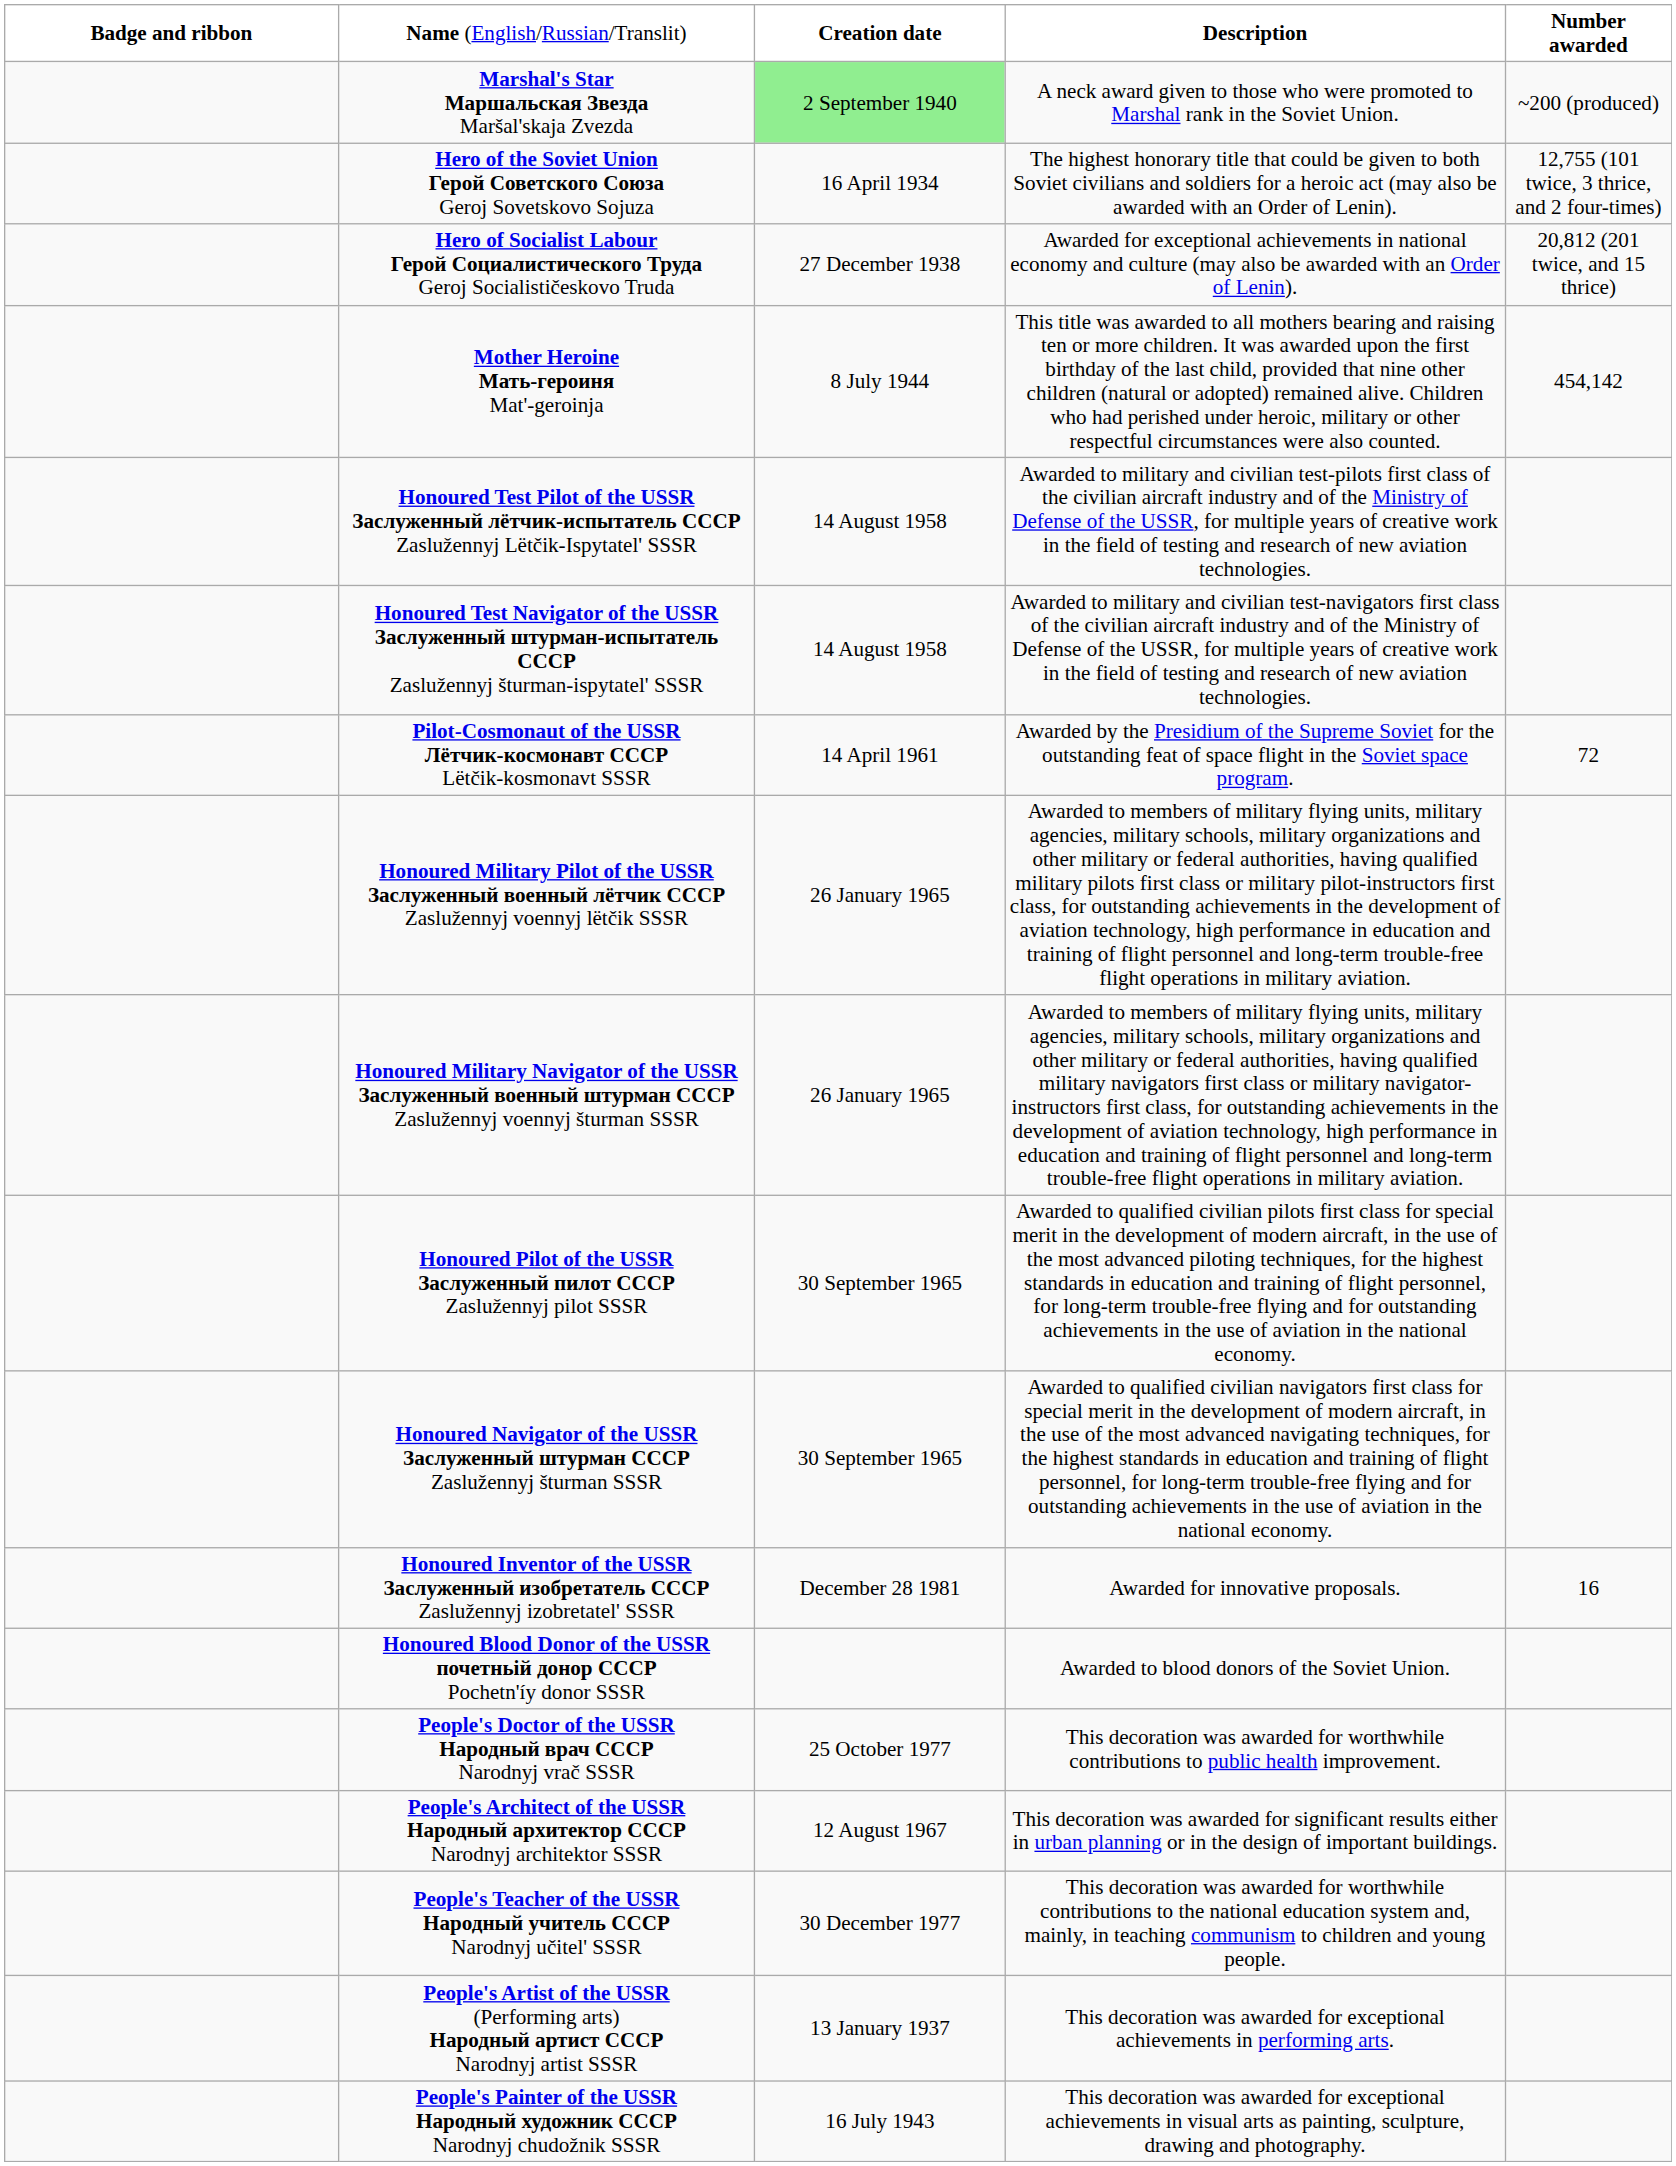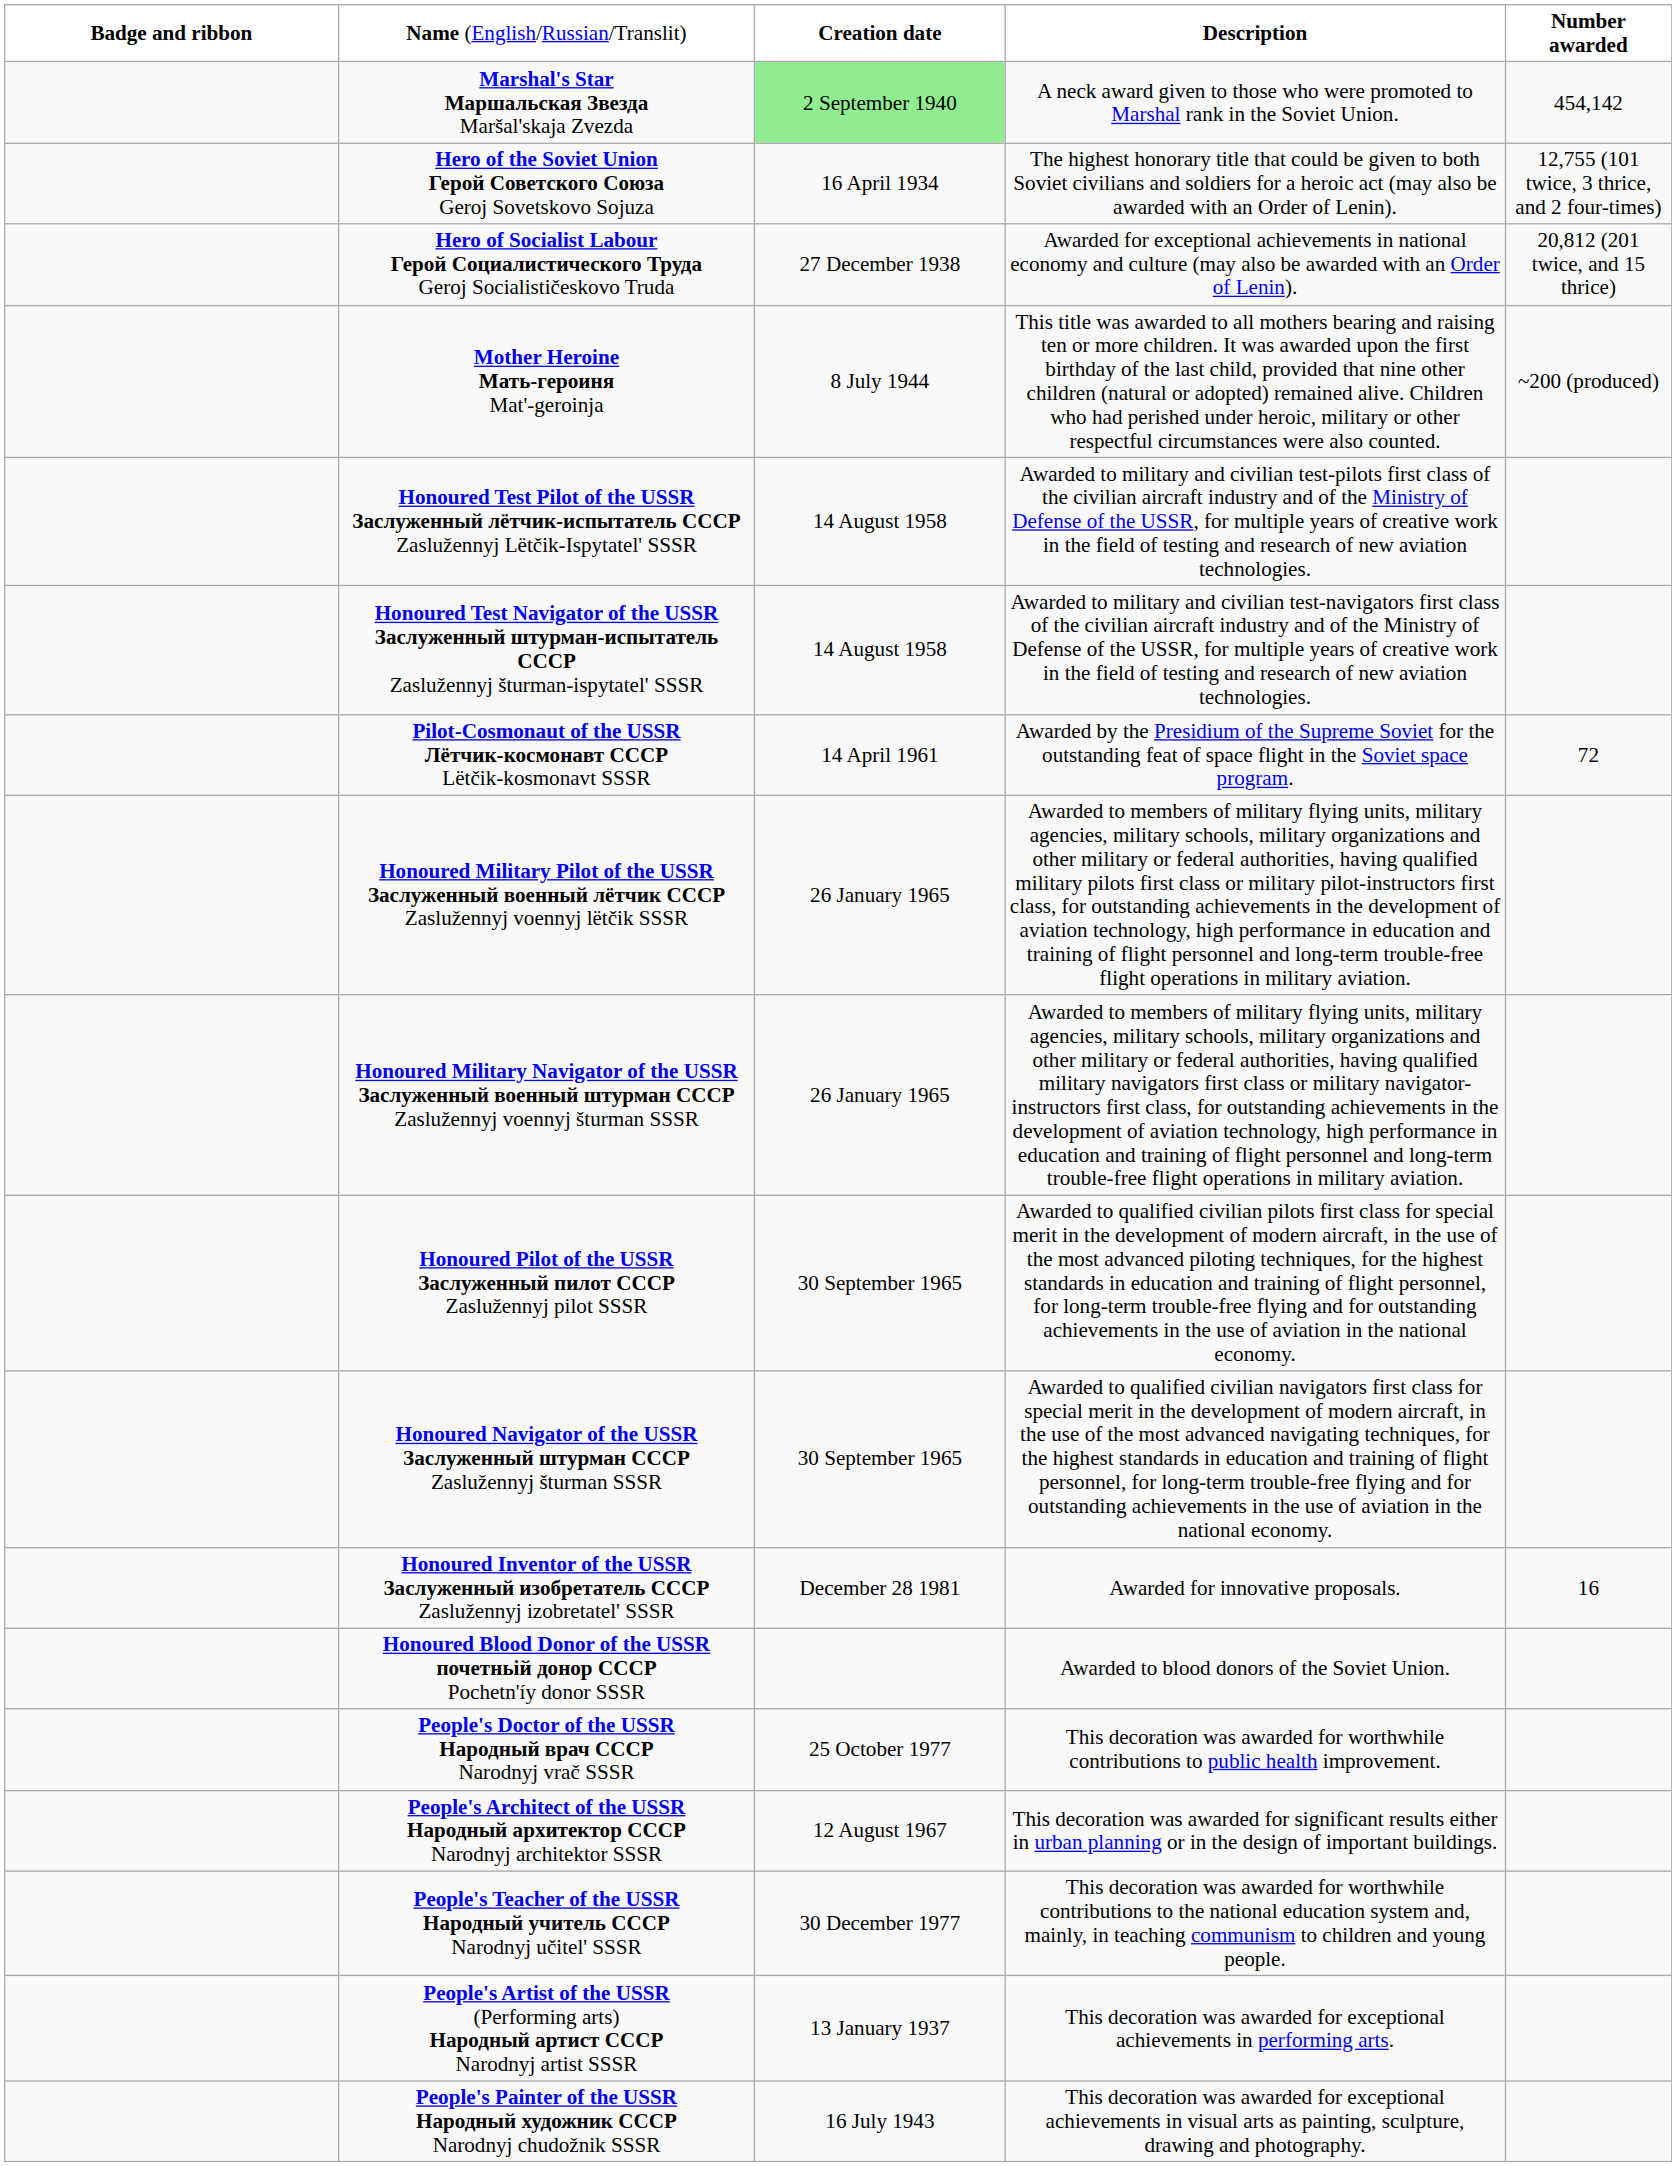(1588, 102) ~200 (produced) -> (1588, 102) 454,142
(1588, 380) 454,142 -> (1588, 380) ~200 (produced)
